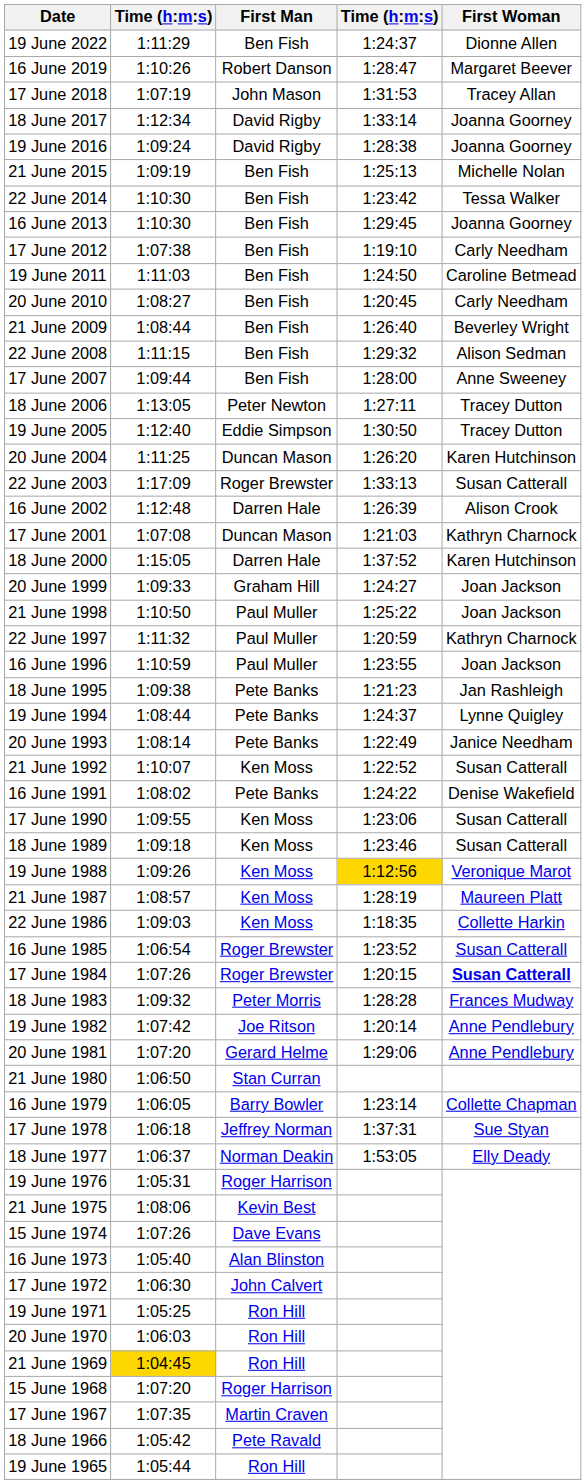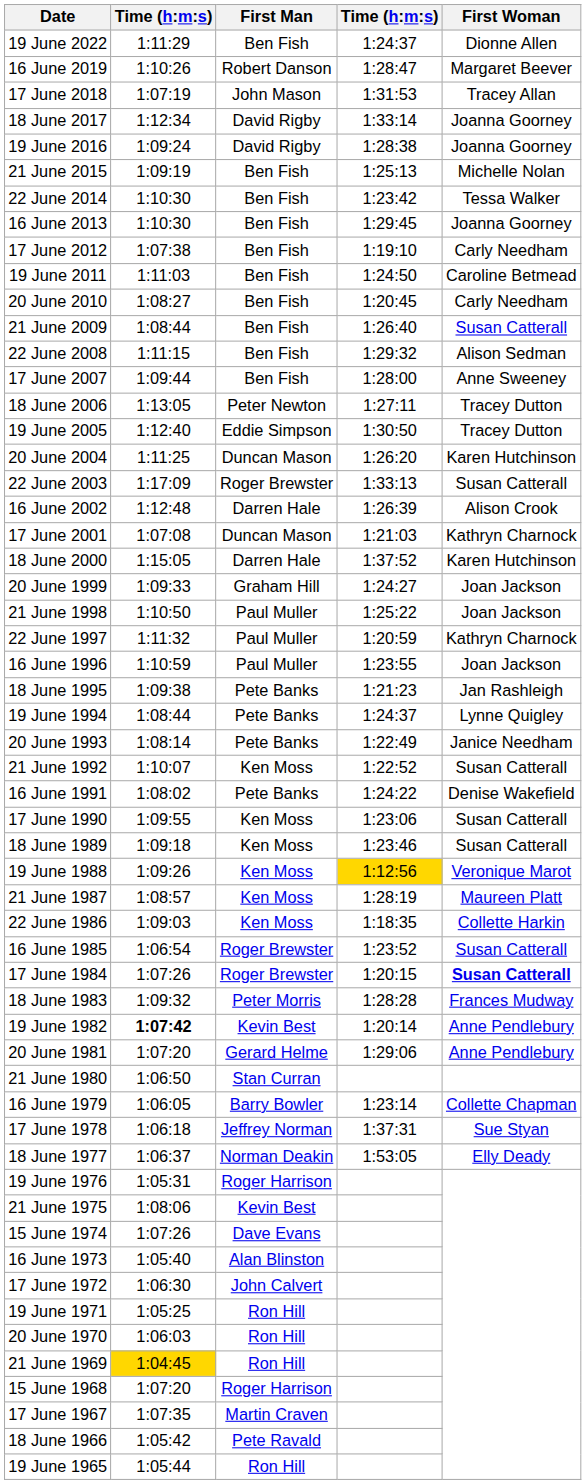(511, 328) Beverley Wright -> (511, 328) Susan Catterall
(164, 1026) normal -> (164, 1026) bold
(277, 1026) Joe Ritson -> (277, 1026) Kevin Best
